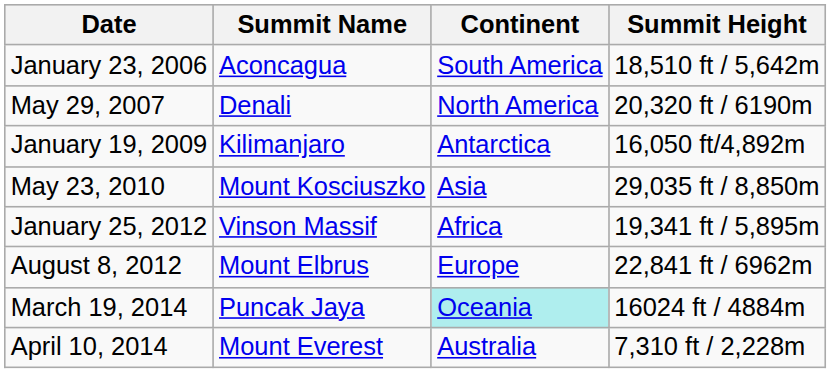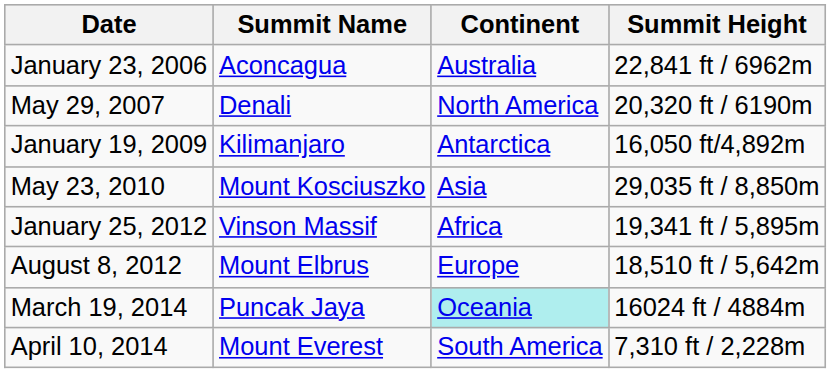(520, 65) South America -> (487, 65) Australia
(717, 65) 18,510 ft / 5,642m -> (713, 65) 22,841 ft / 6962m
(713, 266) 22,841 ft / 6962m -> (717, 266) 18,510 ft / 5,642m
(487, 347) Australia -> (520, 347) South America
